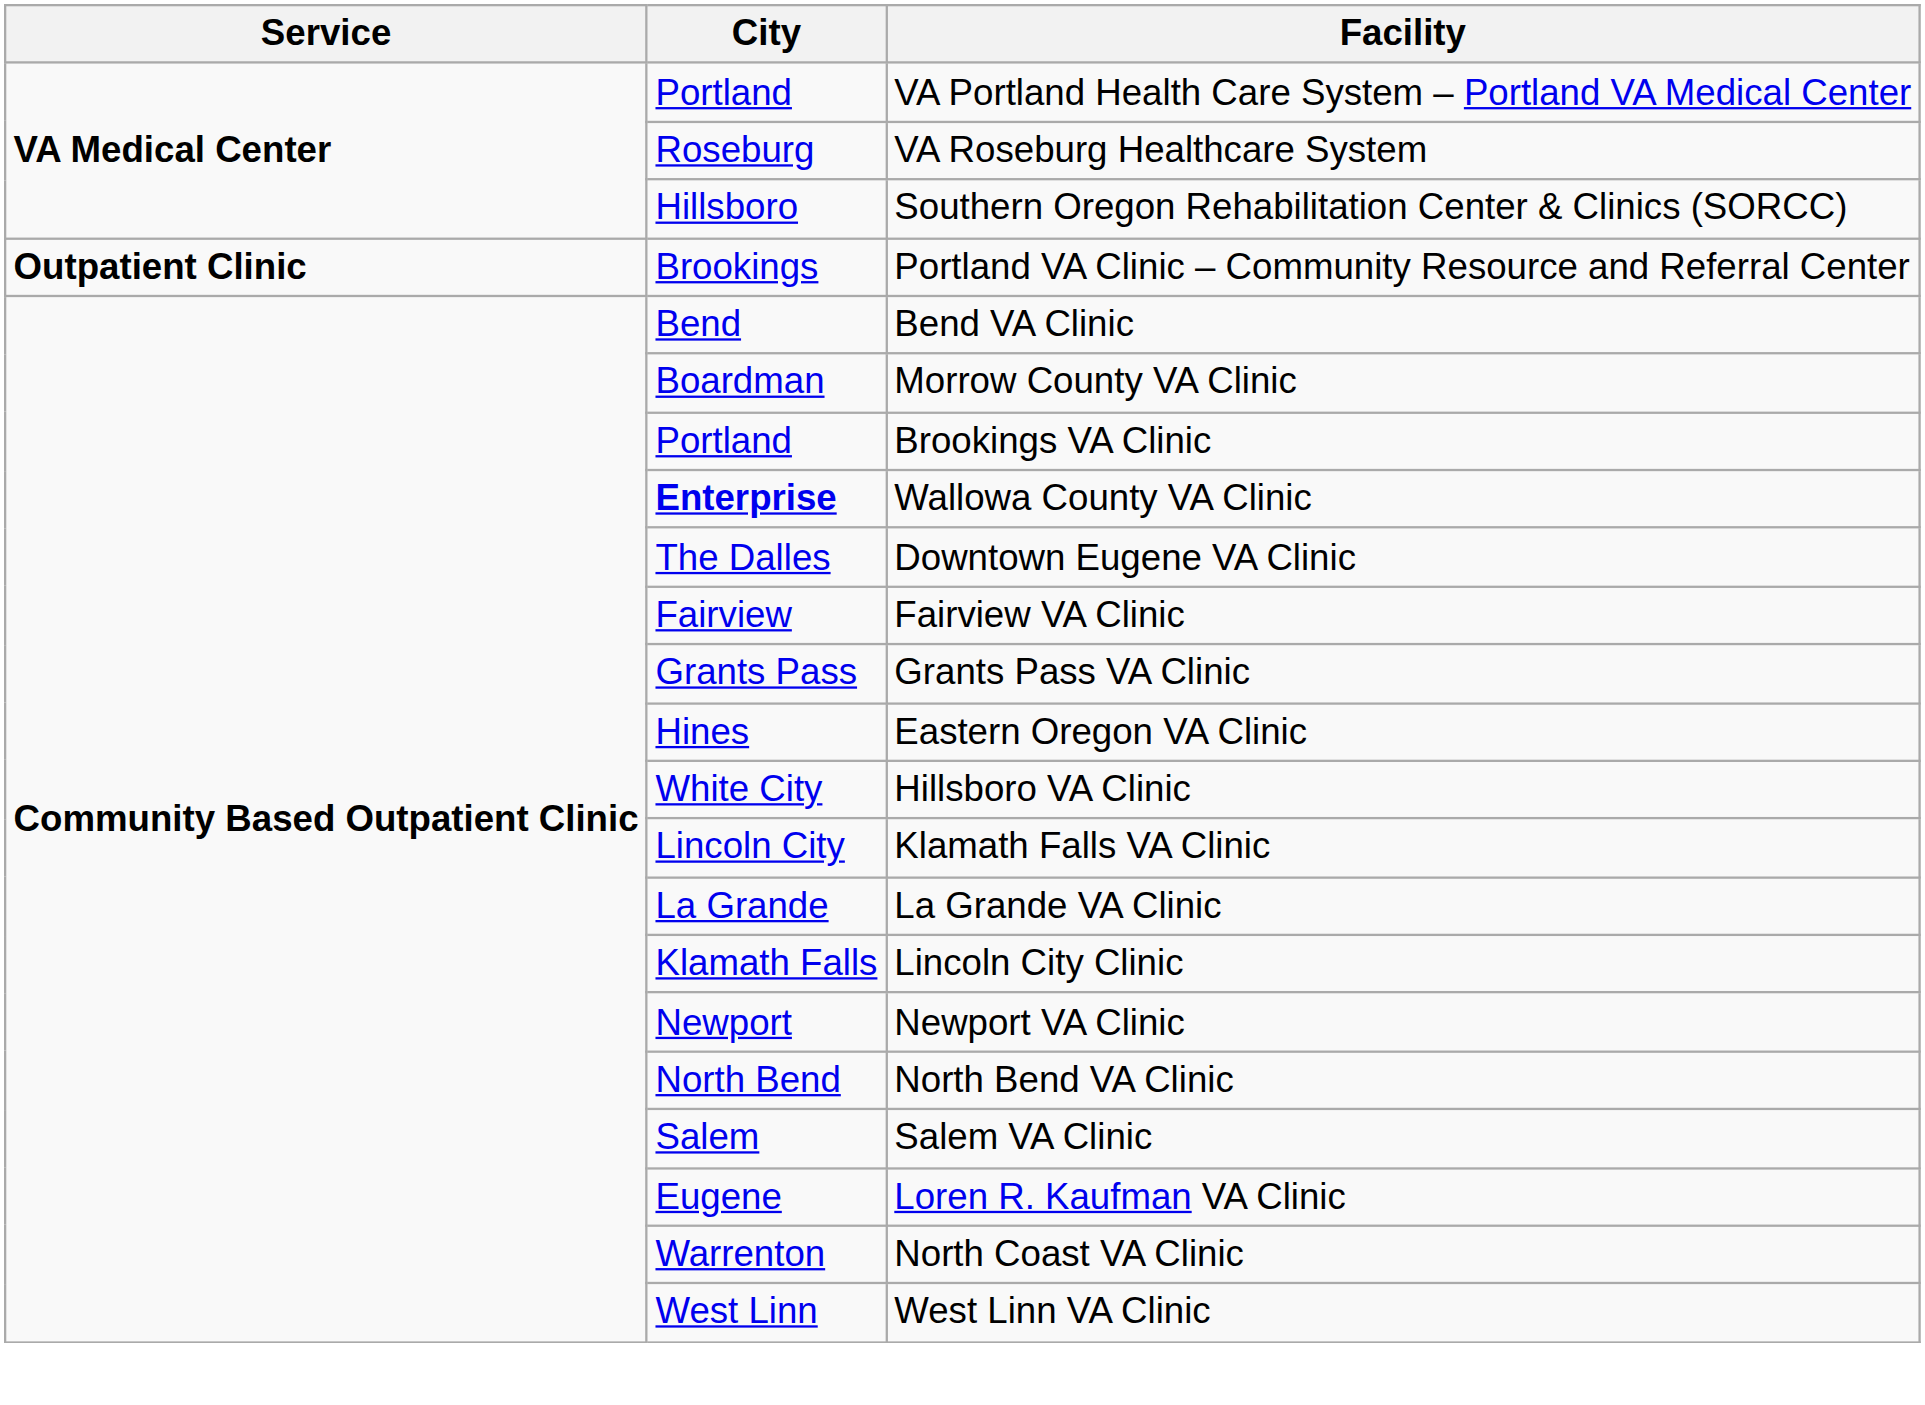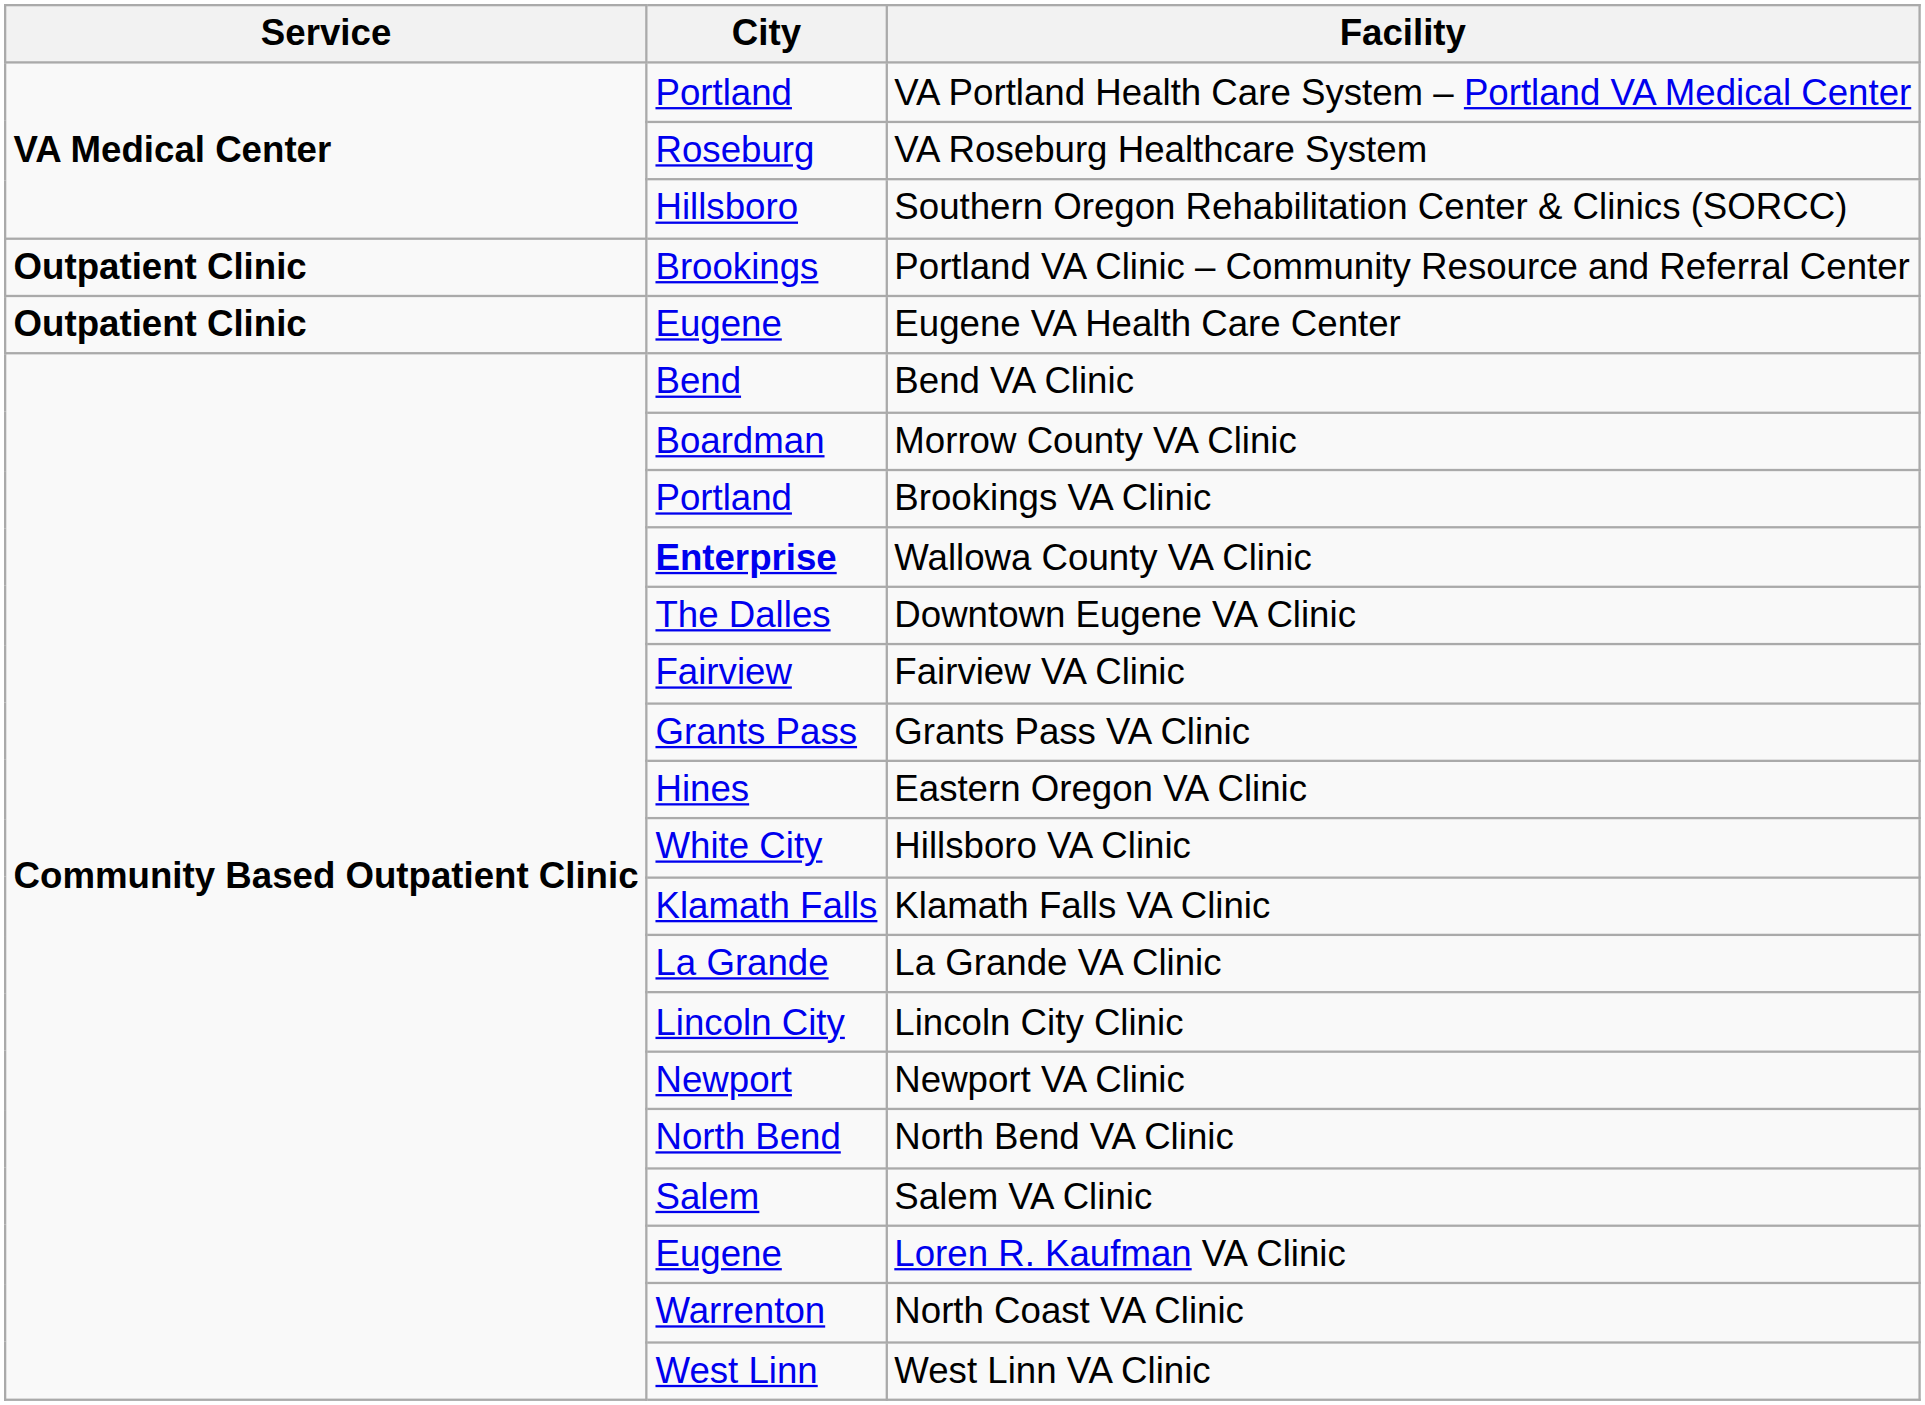+ row: (1148, 324)
(750, 847) Lincoln City -> (766, 905) Klamath Falls
(766, 963) Klamath Falls -> (750, 1021) Lincoln City
